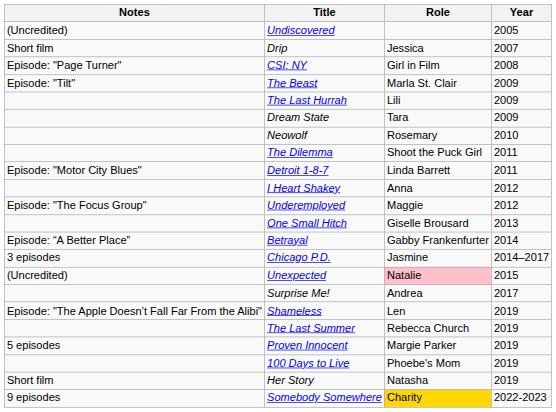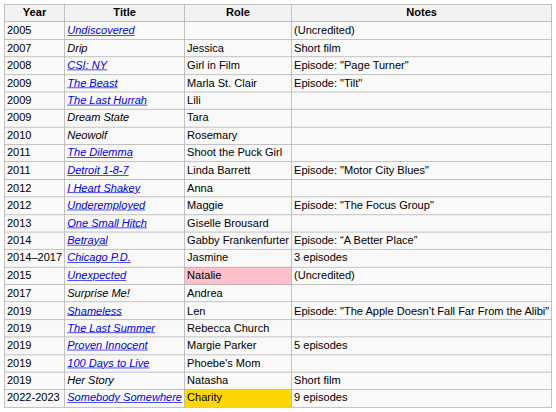columns swapped: (522, 13) <-> (134, 13)
